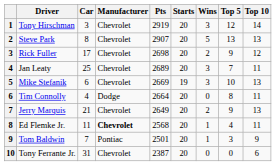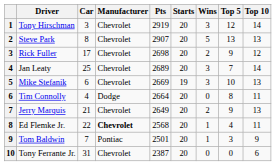(257, 68) 11 -> (257, 68) 14
(87, 125) 11 -> (87, 125) 22
